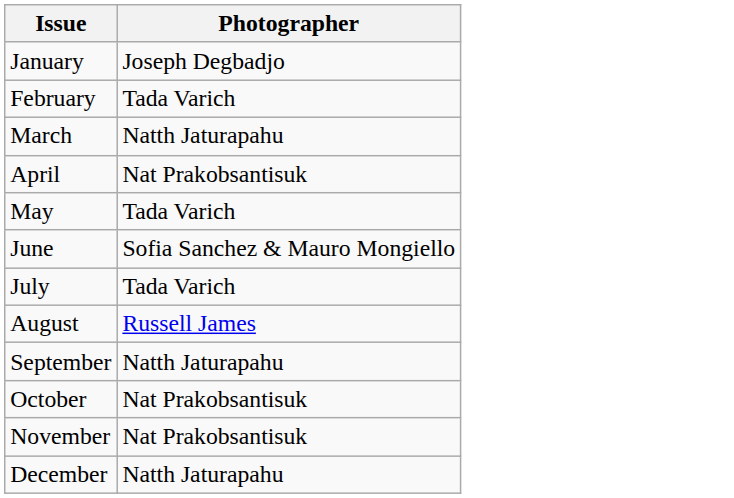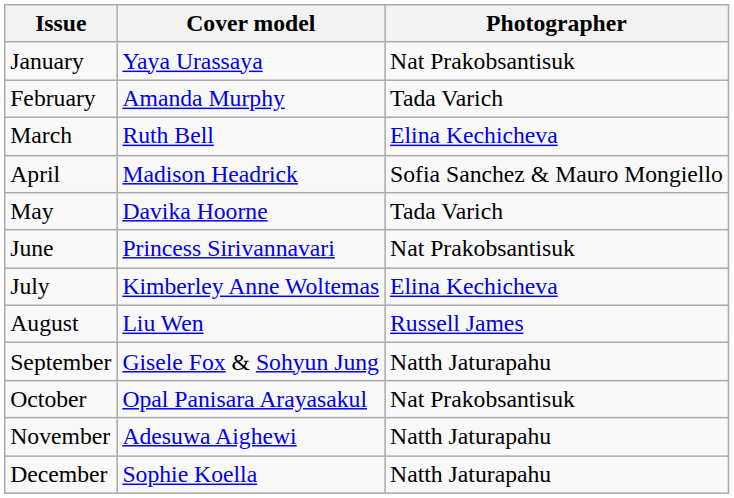+ column: (251, 23)
(204, 60) Joseph Degbadjo -> (482, 60) Nat Prakobsantisuk
(203, 135) Natth Jaturapahu -> (474, 135) Elina Kechicheva
(215, 173) Nat Prakobsantisuk -> (556, 173) Sofia Sanchez & Mauro Mongiello
(289, 248) Sofia Sanchez & Mauro Mongiello -> (482, 248) Nat Prakobsantisuk
(179, 286) Tada Varich -> (474, 286) Elina Kechicheva
(215, 436) Nat Prakobsantisuk -> (471, 436) Natth Jaturapahu
